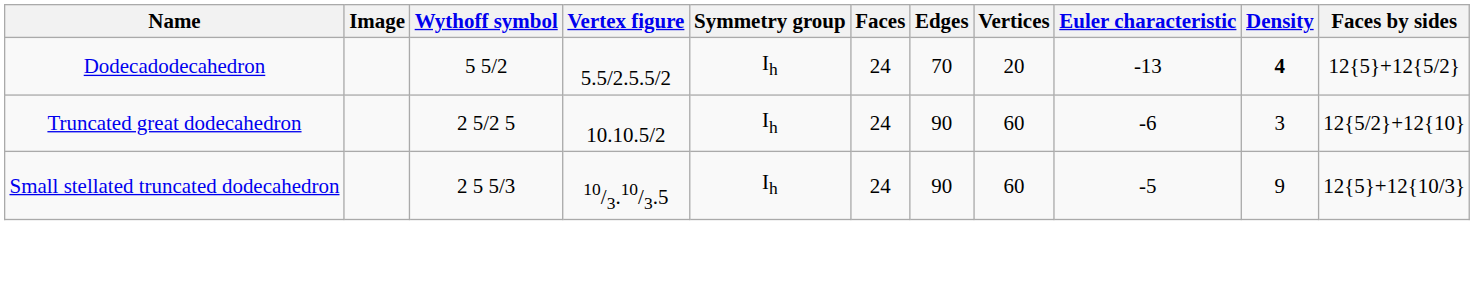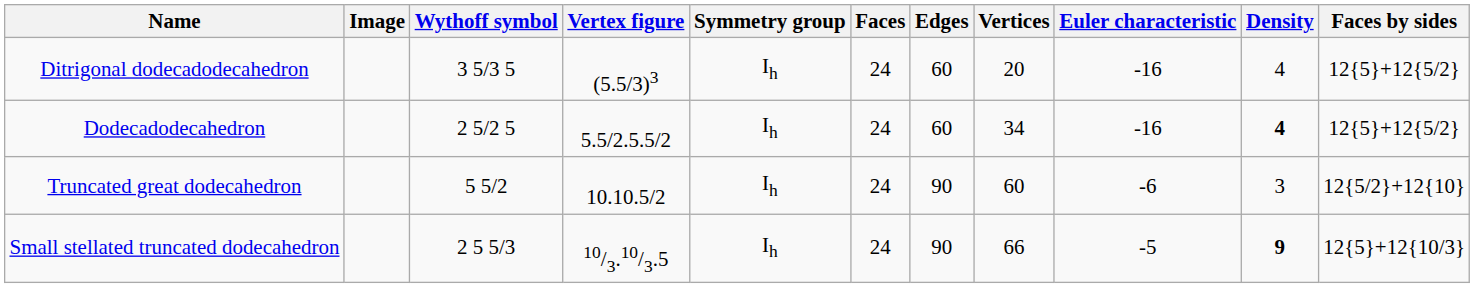+ row: (174, 68)
(486, 66) 5 5/2 -> (486, 128) 2 5/2 5
(942, 66) 70 -> (942, 128) 60
(1014, 66) 20 -> (1014, 128) 34
(1148, 66) -13 -> (1148, 128) -16
(486, 122) 2 5/2 5 -> (486, 185) 5 5/2
(1014, 185) 60 -> (1014, 247) 66
(1280, 185) normal -> (1280, 247) bold
